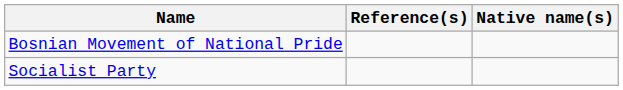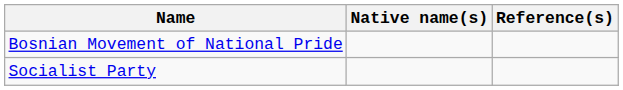columns swapped: (545, 18) <-> (410, 18)
